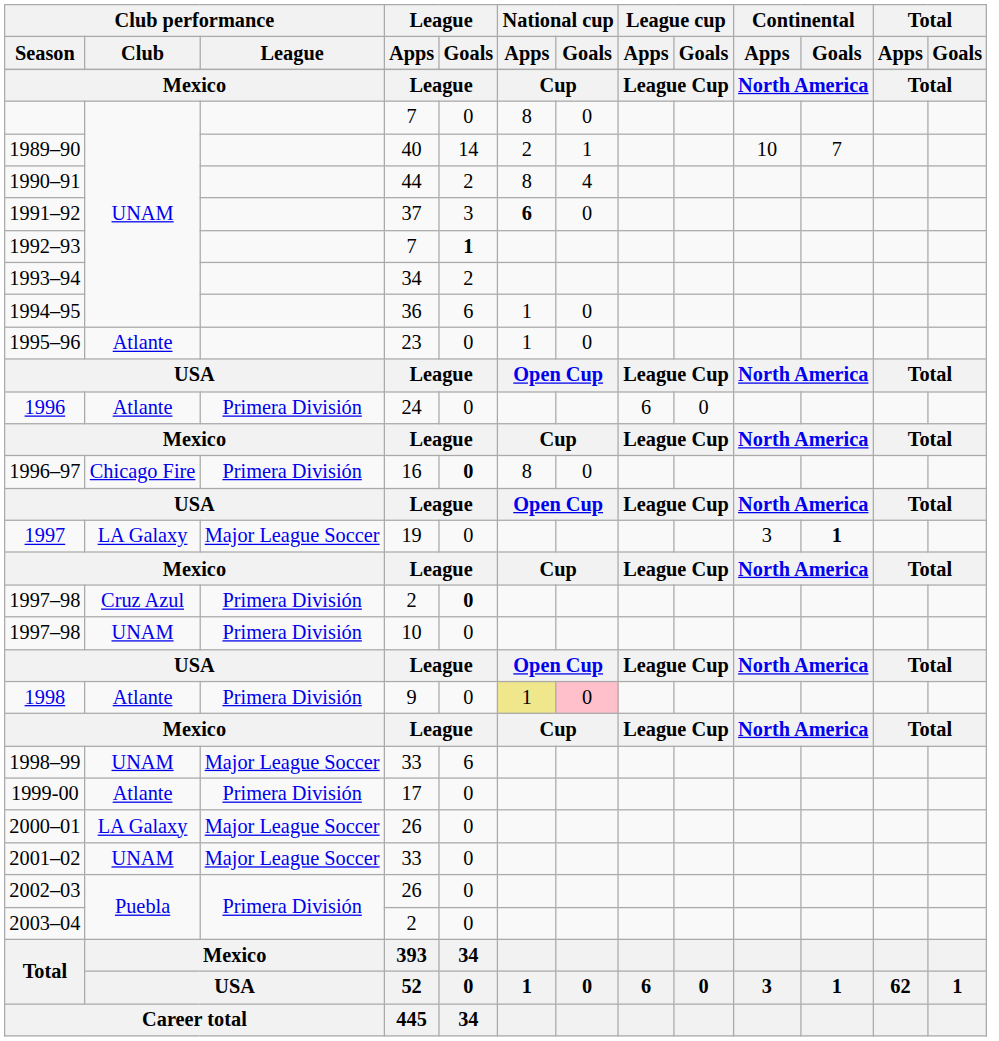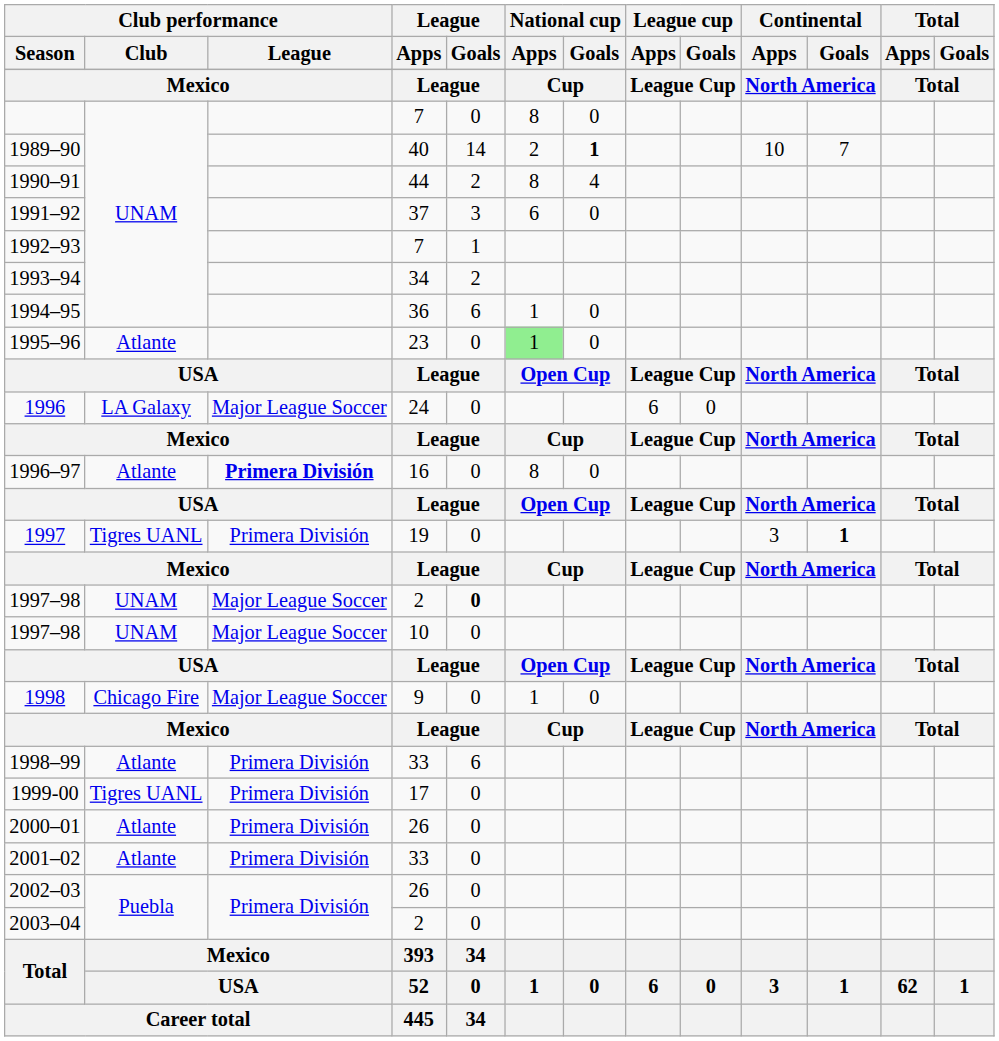(587, 149) normal -> (594, 149) bold
(527, 213) bold -> (534, 213) normal
(468, 246) bold -> (476, 246) normal
(527, 342) no background -> (534, 342) lightgreen background
(143, 407) Atlante -> (146, 407) LA Galaxy
(292, 407) Primera División -> (299, 407) Major League Soccer
(143, 471) Chicago Fire -> (146, 471) Atlante
(292, 471) normal -> (299, 471) bold
(468, 471) bold -> (476, 471) normal
(143, 536) LA Galaxy -> (146, 536) Tigres UANL
(292, 536) Major League Soccer -> (299, 536) Primera División
(143, 600) Cruz Azul -> (146, 600) UNAM
(292, 600) Primera División -> (299, 600) Major League Soccer
(292, 632) Primera División -> (299, 632) Major League Soccer
(143, 697) Atlante -> (146, 697) Chicago Fire
(292, 697) Primera División -> (299, 697) Major League Soccer
(527, 697) khaki background -> (534, 697) no background
(587, 697) pink background -> (594, 697) no background
(143, 761) UNAM -> (146, 761) Atlante
(292, 761) Major League Soccer -> (299, 761) Primera División
(143, 794) Atlante -> (146, 794) Tigres UANL
(143, 826) LA Galaxy -> (146, 826) Atlante
(292, 826) Major League Soccer -> (299, 826) Primera División
(143, 858) UNAM -> (146, 858) Atlante
(292, 858) Major League Soccer -> (299, 858) Primera División
